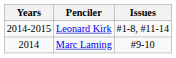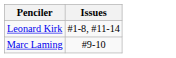- column: (29, 12)
